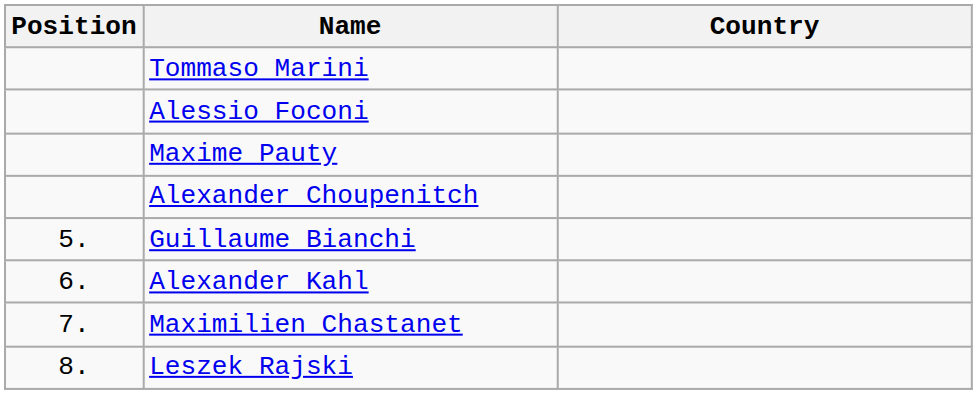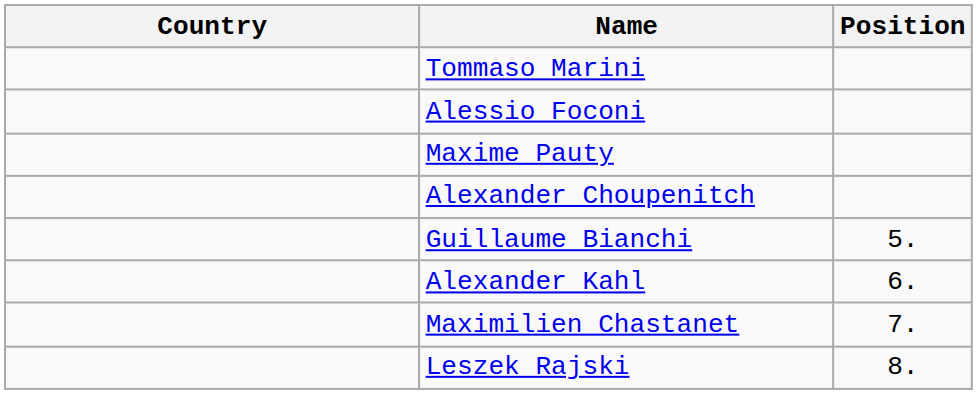columns swapped: (74, 26) <-> (765, 26)
